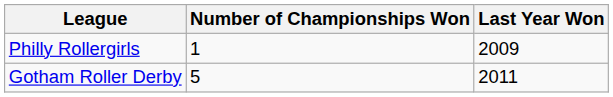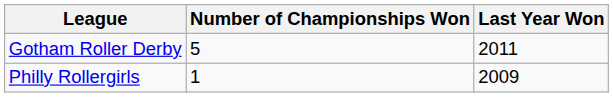rows swapped: (95, 77) <-> (74, 48)
